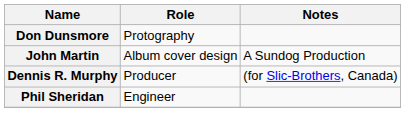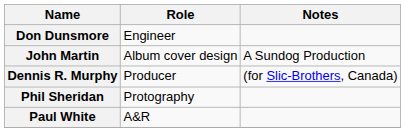(159, 35) Protography -> (149, 35) Engineer
(149, 96) Engineer -> (159, 96) Protography
+ row: (62, 117)
